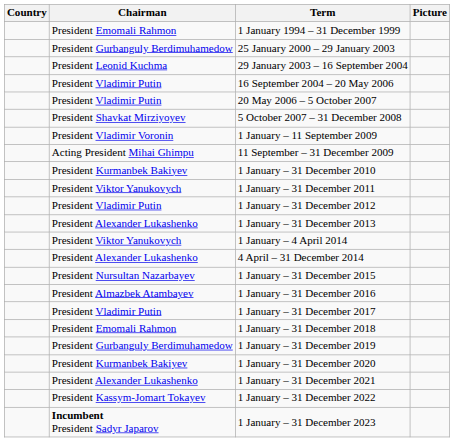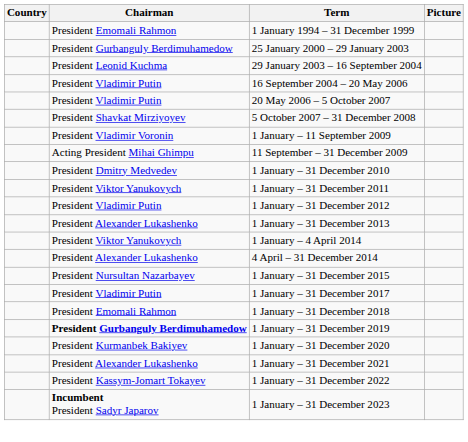(120, 170) President Kurmanbek Bakiyev -> (114, 170) President Dmitry Medvedev
- row: (307, 293)
(142, 345) normal -> (149, 328) bold
